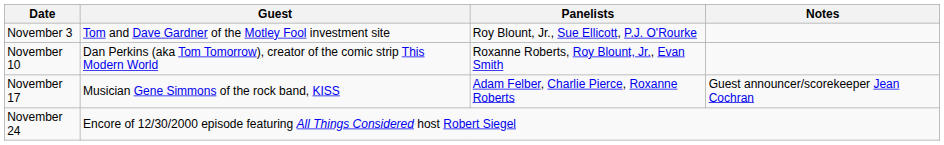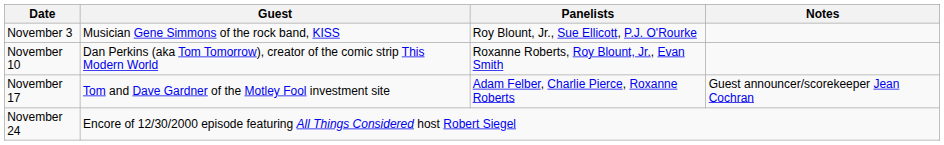(236, 33) Tom and Dave Gardner of the Motley Fool investment site -> (211, 33) Musician Gene Simmons of the rock band, KISS
(211, 91) Musician Gene Simmons of the rock band, KISS -> (236, 91) Tom and Dave Gardner of the Motley Fool investment site
